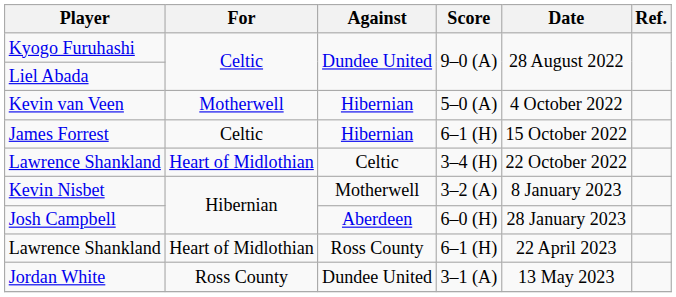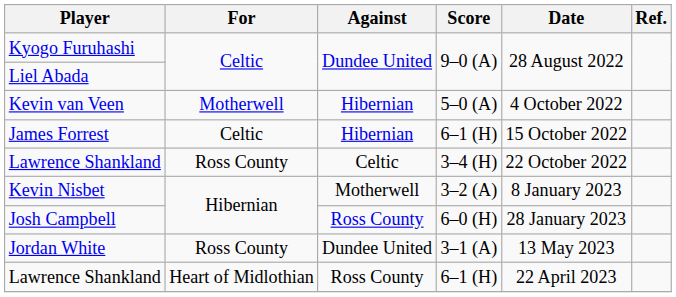(241, 162) Heart of Midlothian -> (241, 162) Ross County
(377, 219) Aberdeen -> (377, 219) Ross County
rows swapped: (85, 248) <-> (57, 276)
